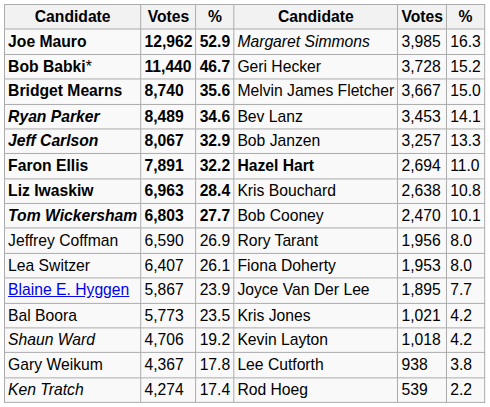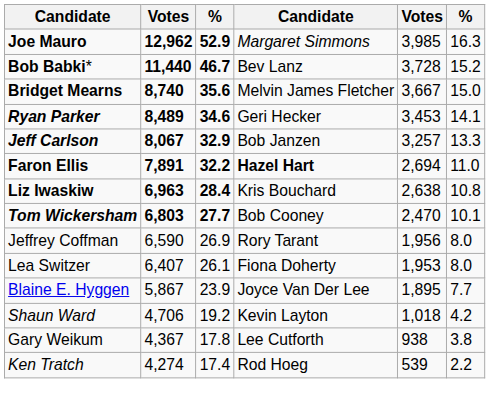(279, 66) Geri Hecker -> (270, 66) Bev Lanz
(270, 116) Bev Lanz -> (279, 116) Geri Hecker
- row: (43, 315)
